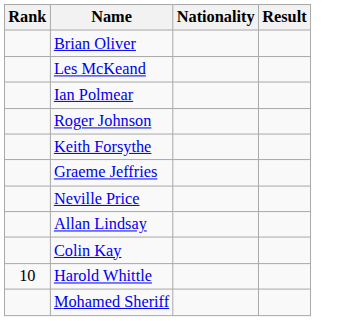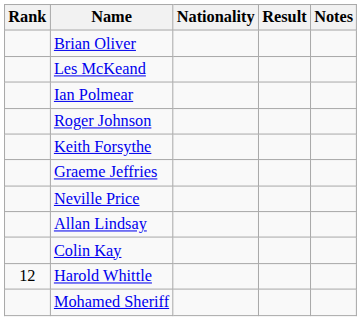+ column: (334, 17)
(27, 276) 10 -> (27, 276) 12
